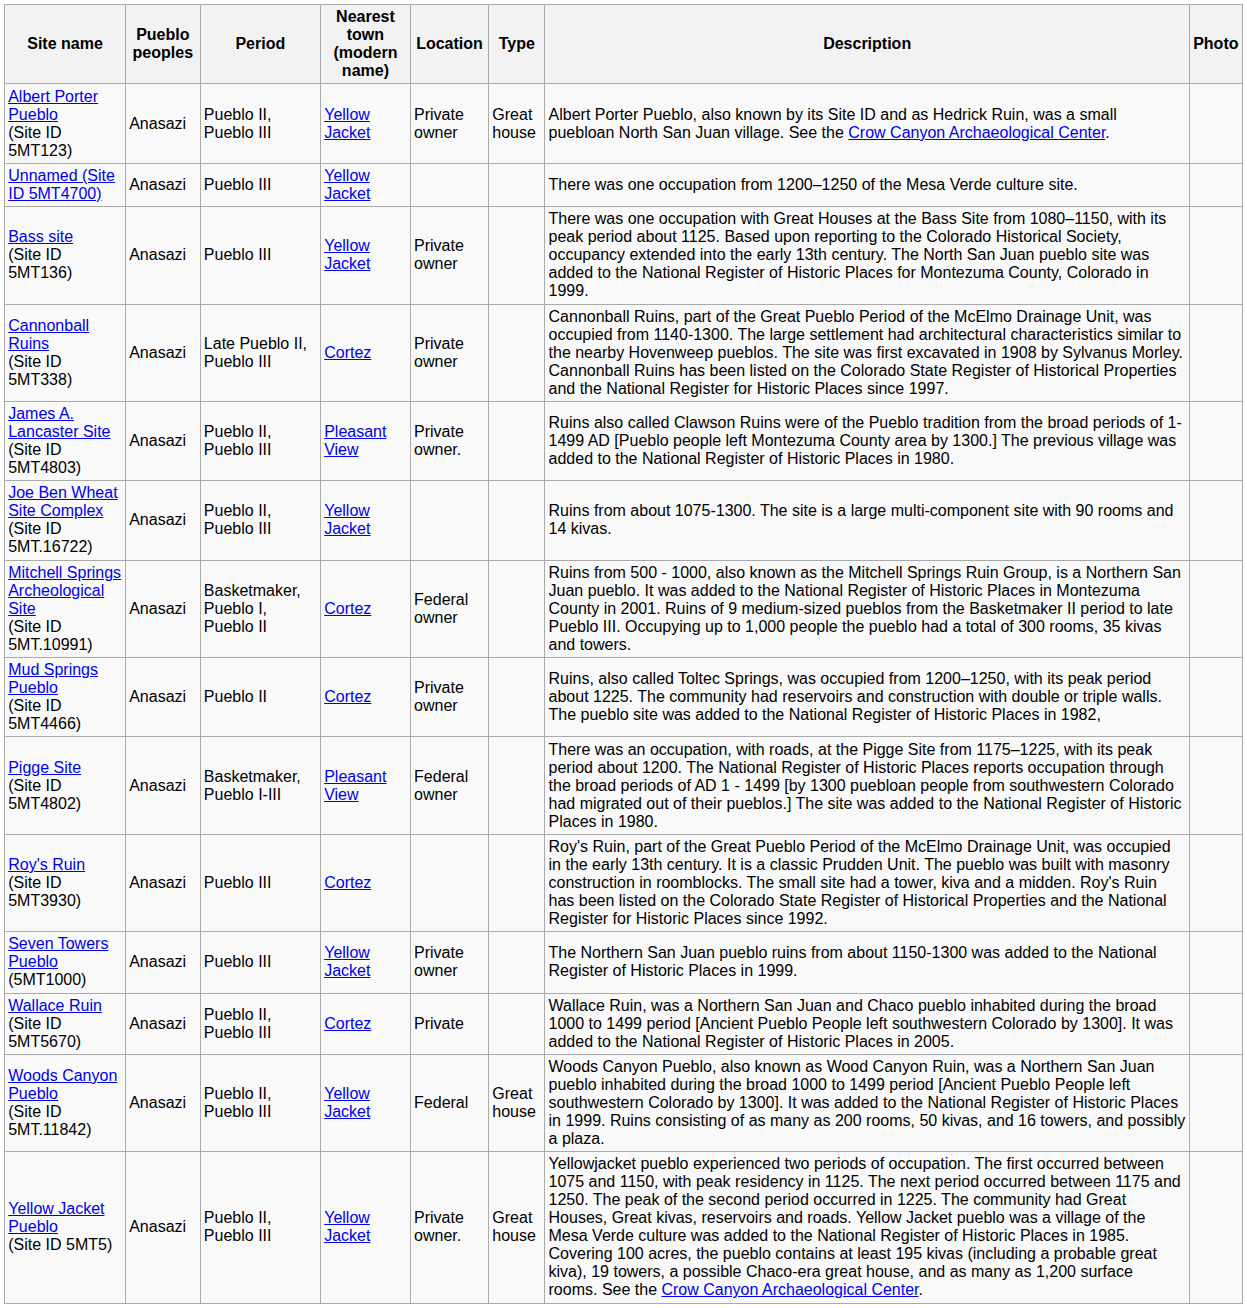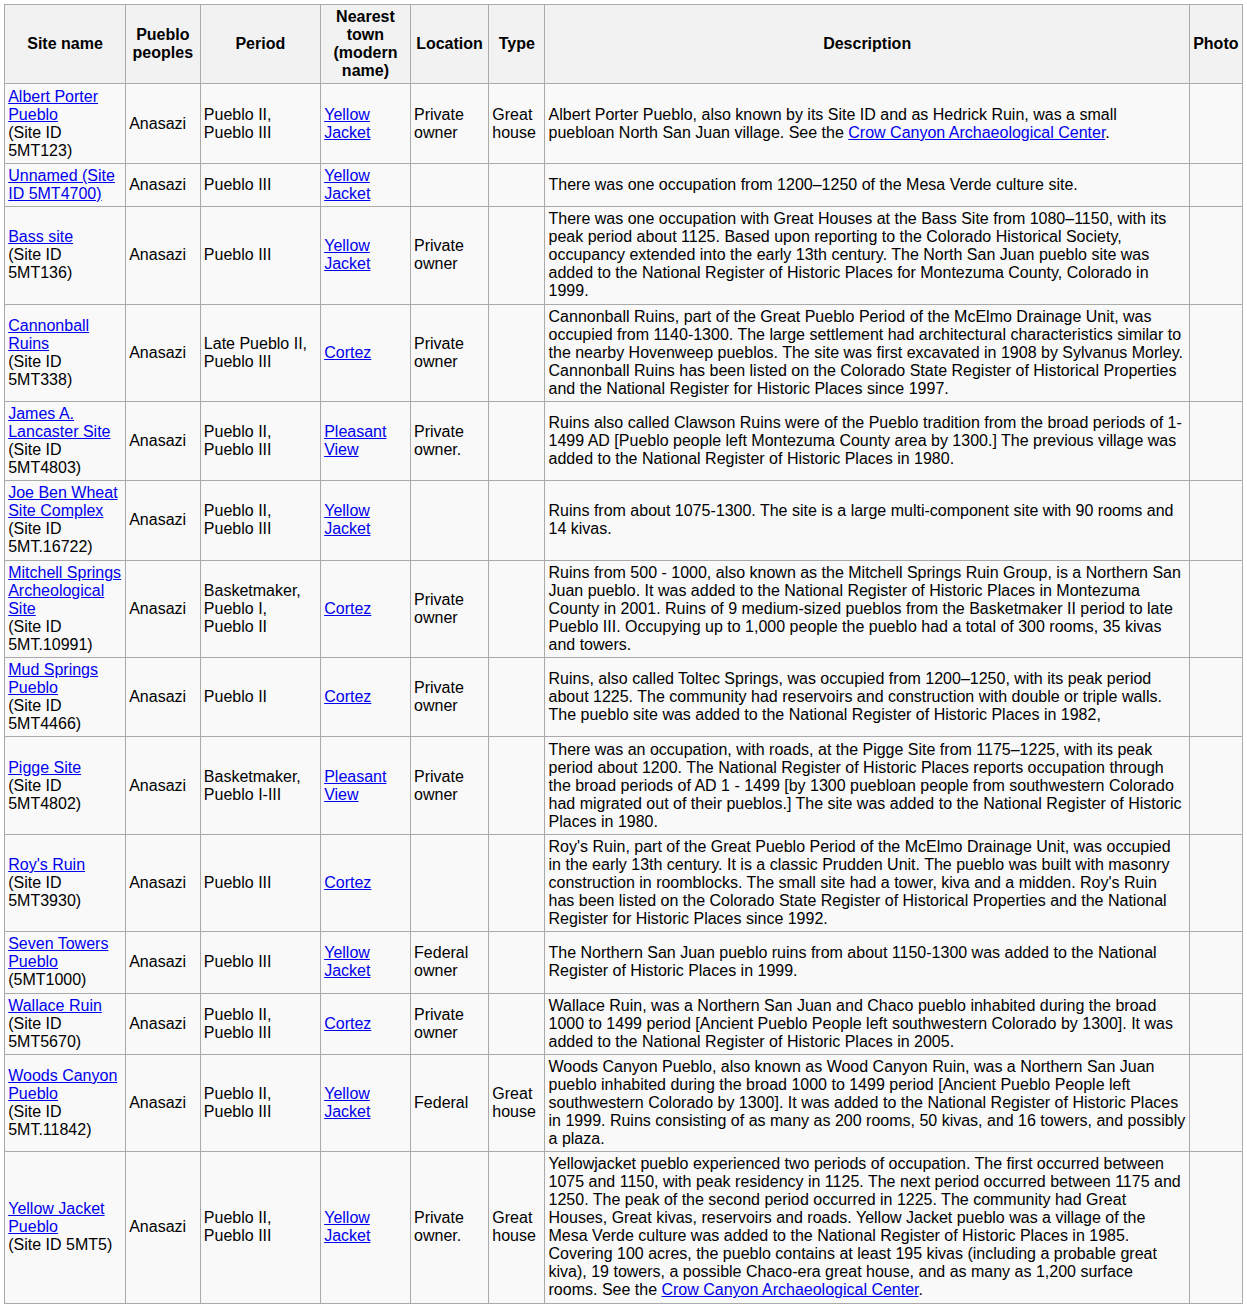(441, 608) Federal owner -> (439, 608) Private owner
(441, 785) Federal owner -> (439, 785) Private owner
(439, 962) Private owner -> (441, 962) Federal owner
(439, 1023) Private -> (439, 1023) Private owner
